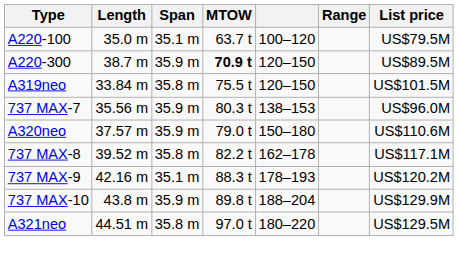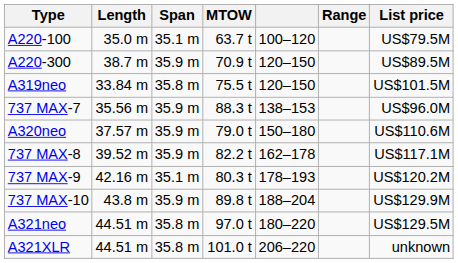(233, 62) bold -> (234, 62) normal
(234, 108) 80.3 t -> (234, 108) 88.3 t
(177, 154) 35.8 m -> (177, 154) 35.9 m
(234, 177) 88.3 t -> (234, 177) 80.3 t
+ row: (39, 246)
